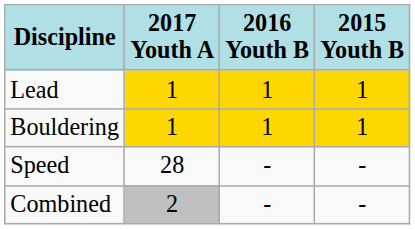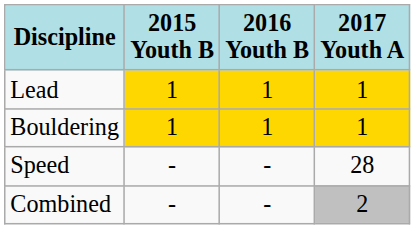columns swapped: (362, 37) <-> (172, 37)
